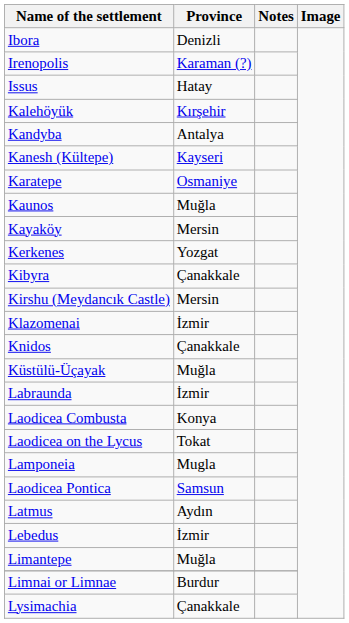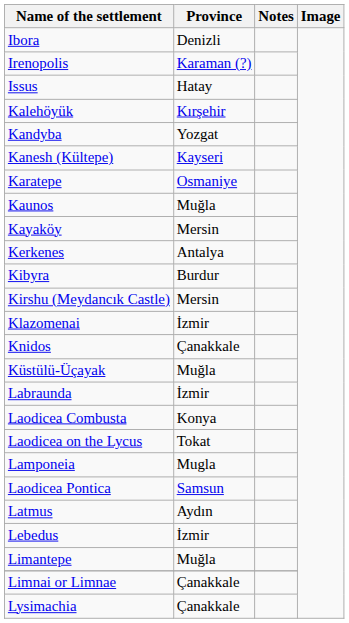(200, 134) Antalya -> (197, 134) Yozgat
(197, 252) Yozgat -> (200, 252) Antalya
(208, 275) Çanakkale -> (198, 275) Burdur
(198, 582) Burdur -> (208, 582) Çanakkale
